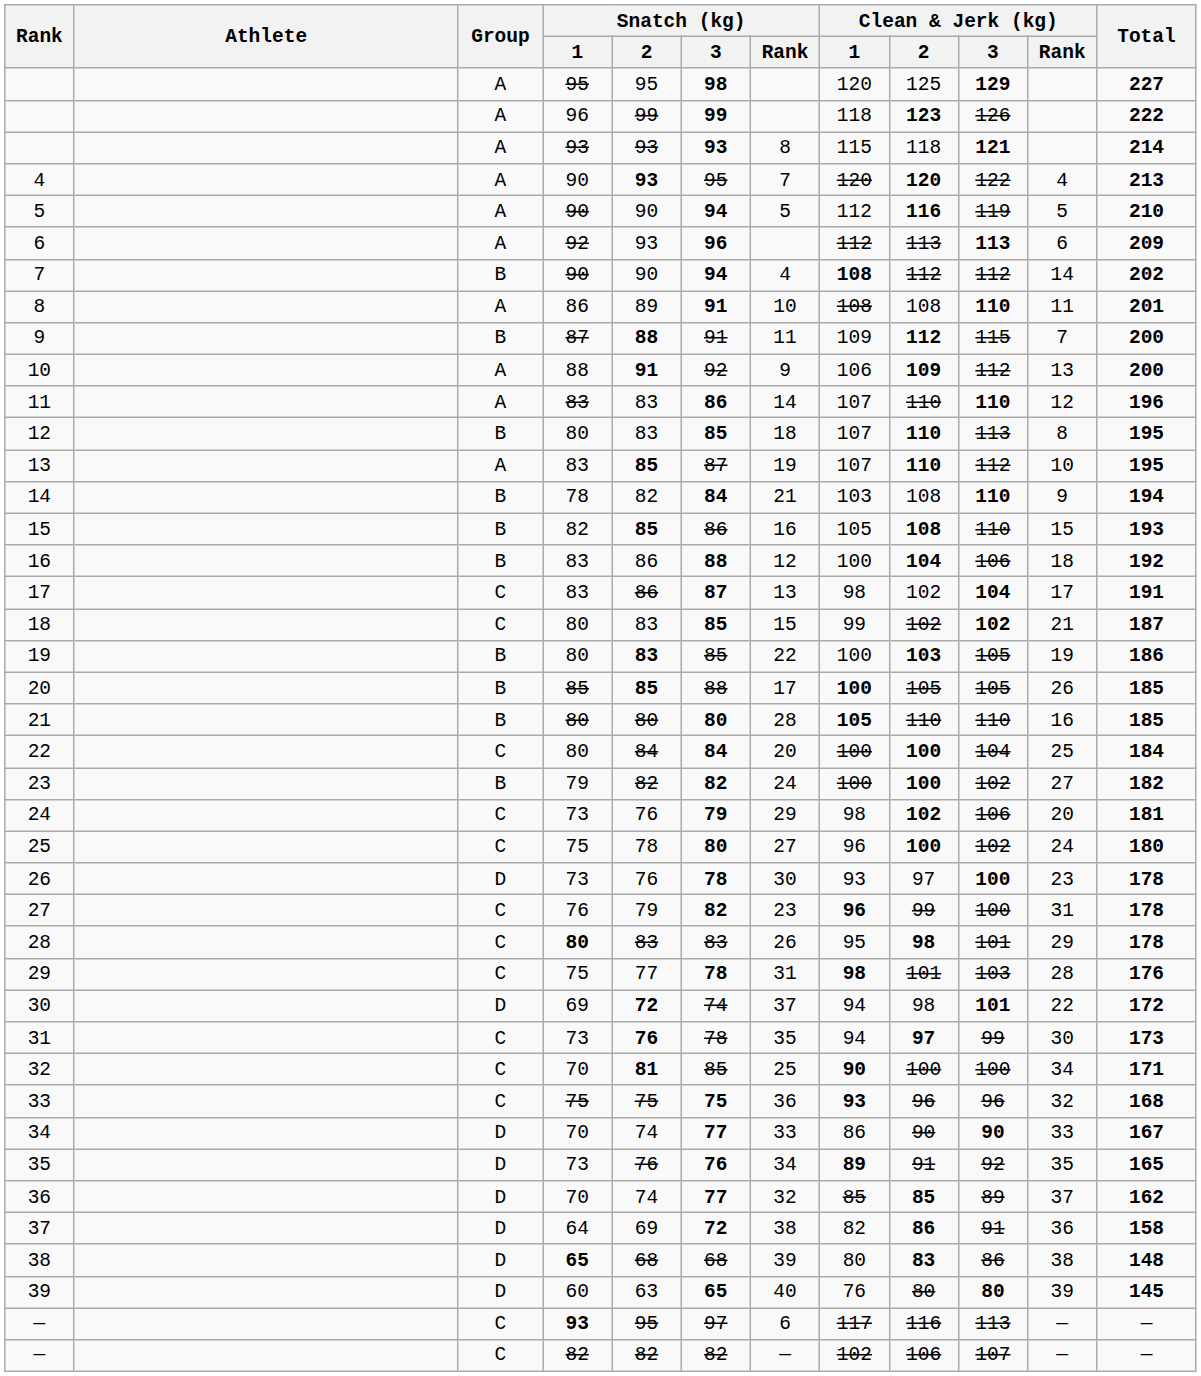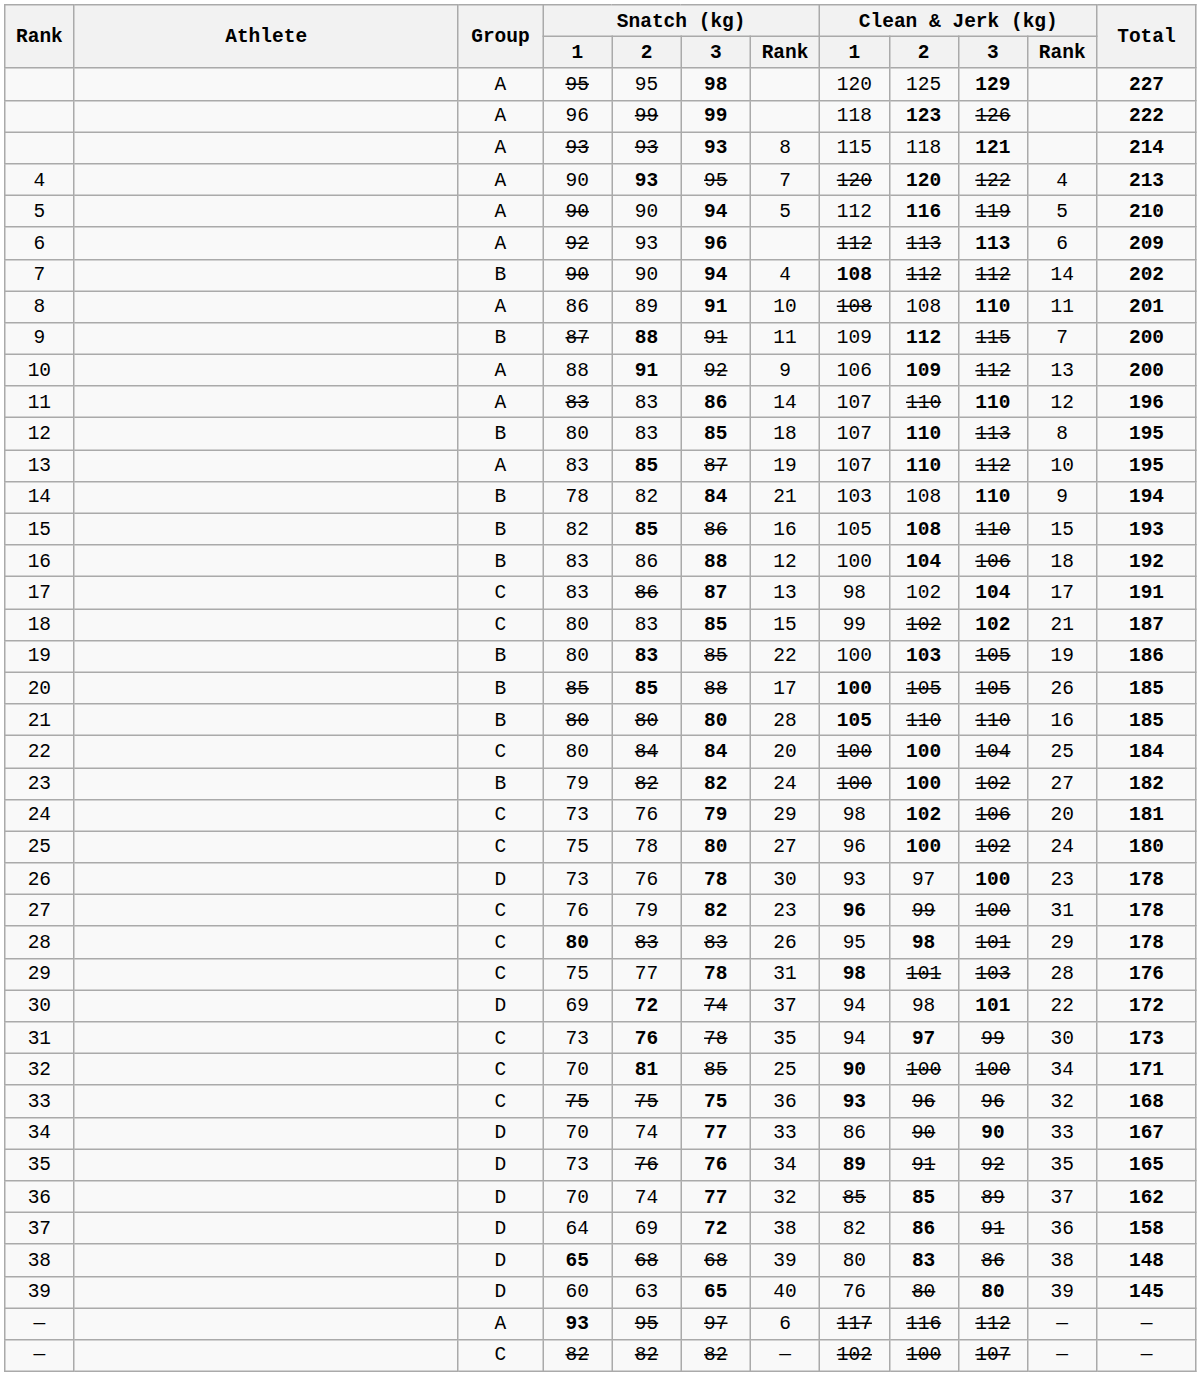(500, 1324) C -> (500, 1324) A
(993, 1324) 113 -> (993, 1324) 112
(924, 1355) 106 -> (924, 1355) 100
